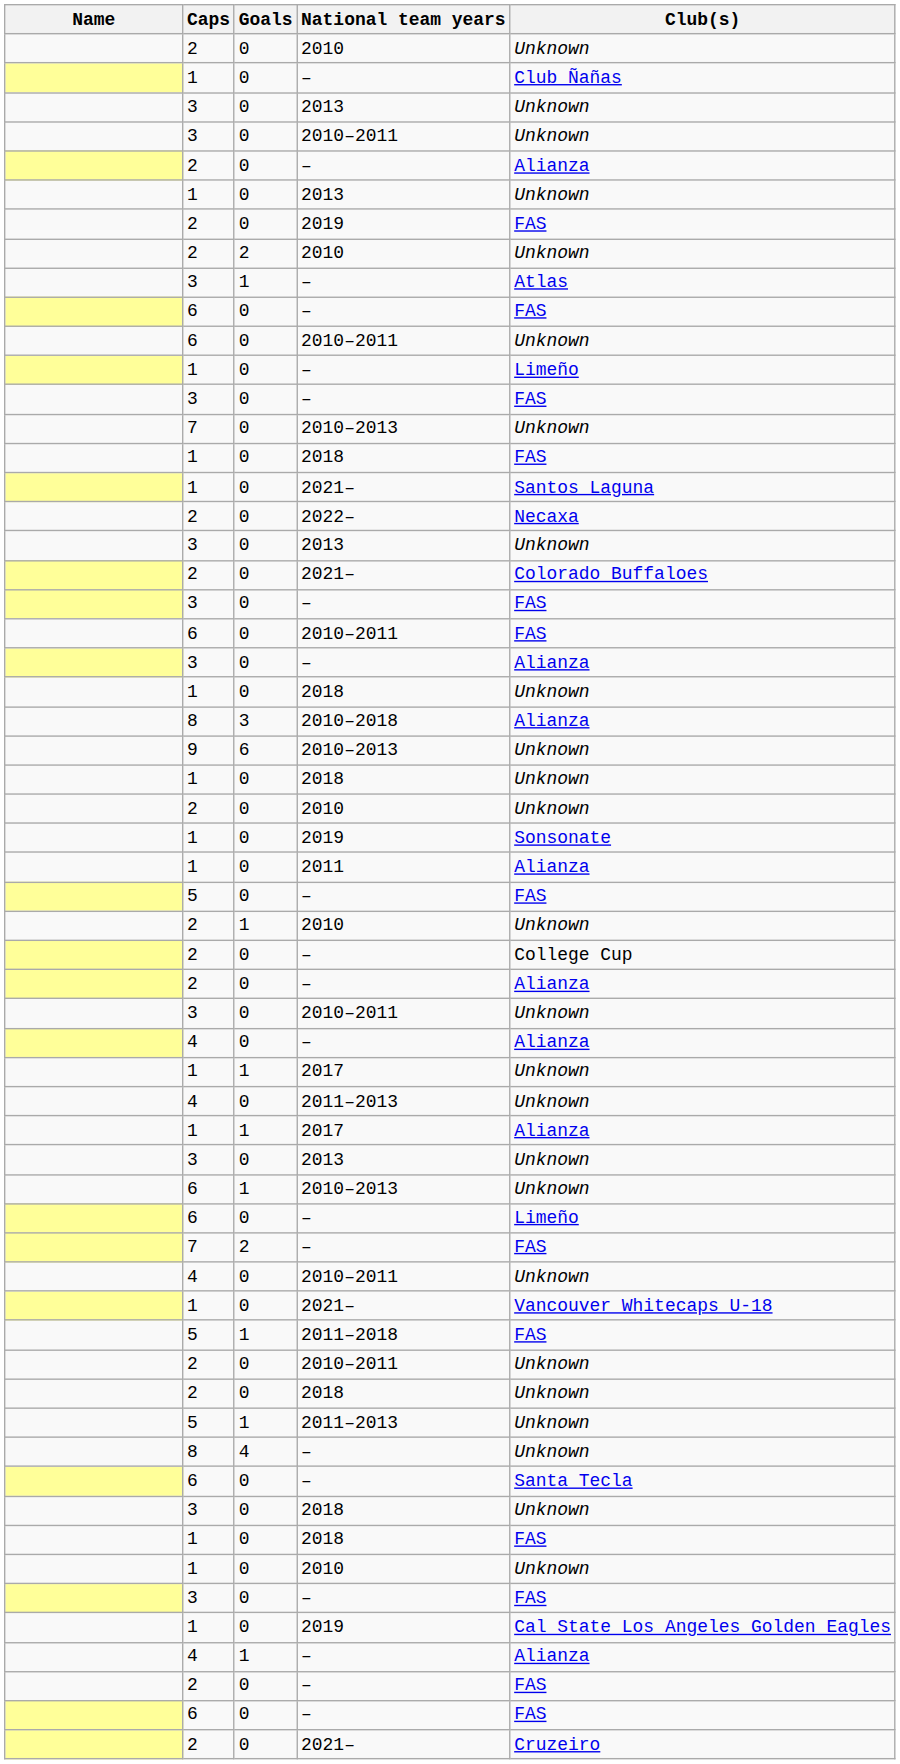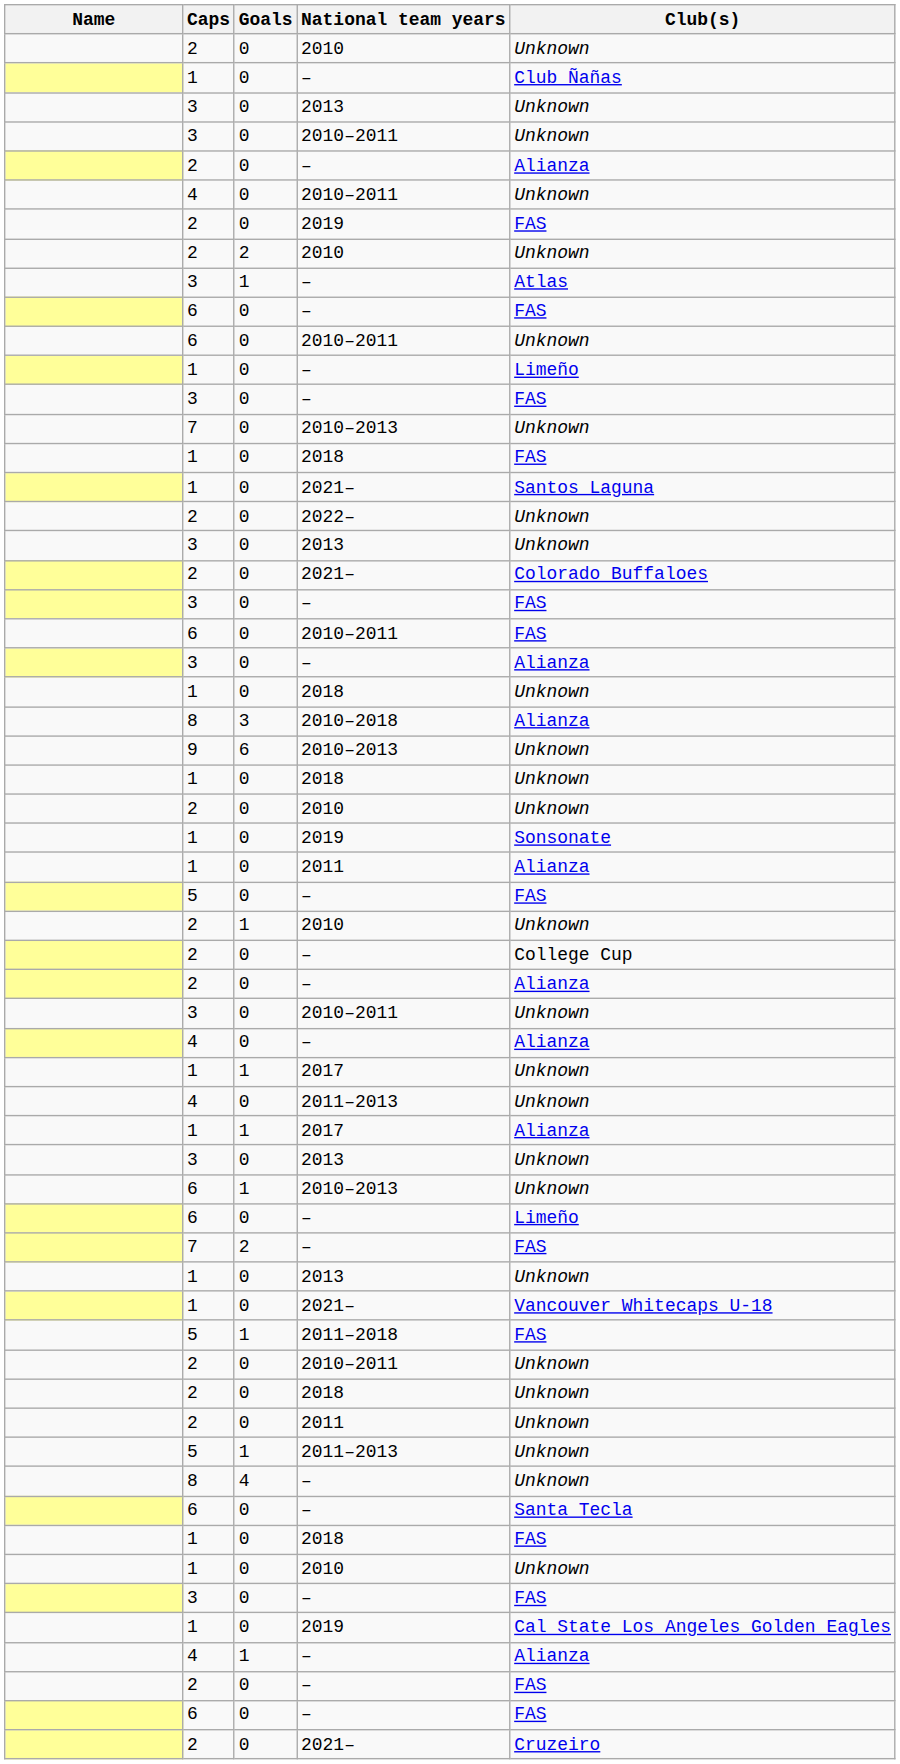rows swapped: (192, 1277) <-> (192, 195)
(546, 516) Necaxa -> (552, 516) Unknown
+ row: (192, 1423)
- row: (192, 1510)
